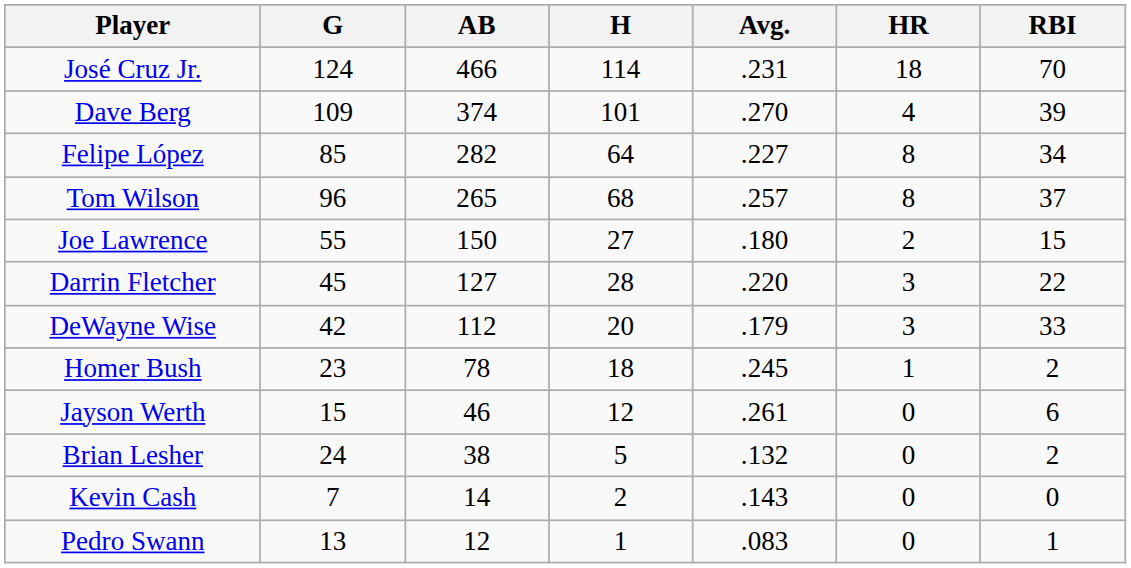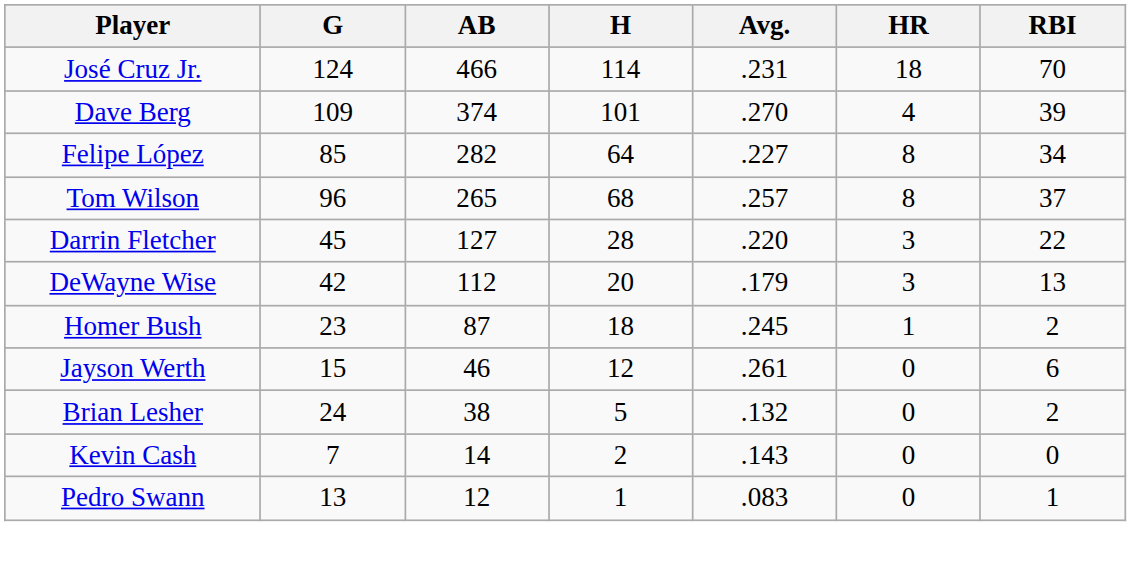- row: (133, 240)
(1052, 326) 33 -> (1052, 283) 13
(477, 369) 78 -> (477, 326) 87
